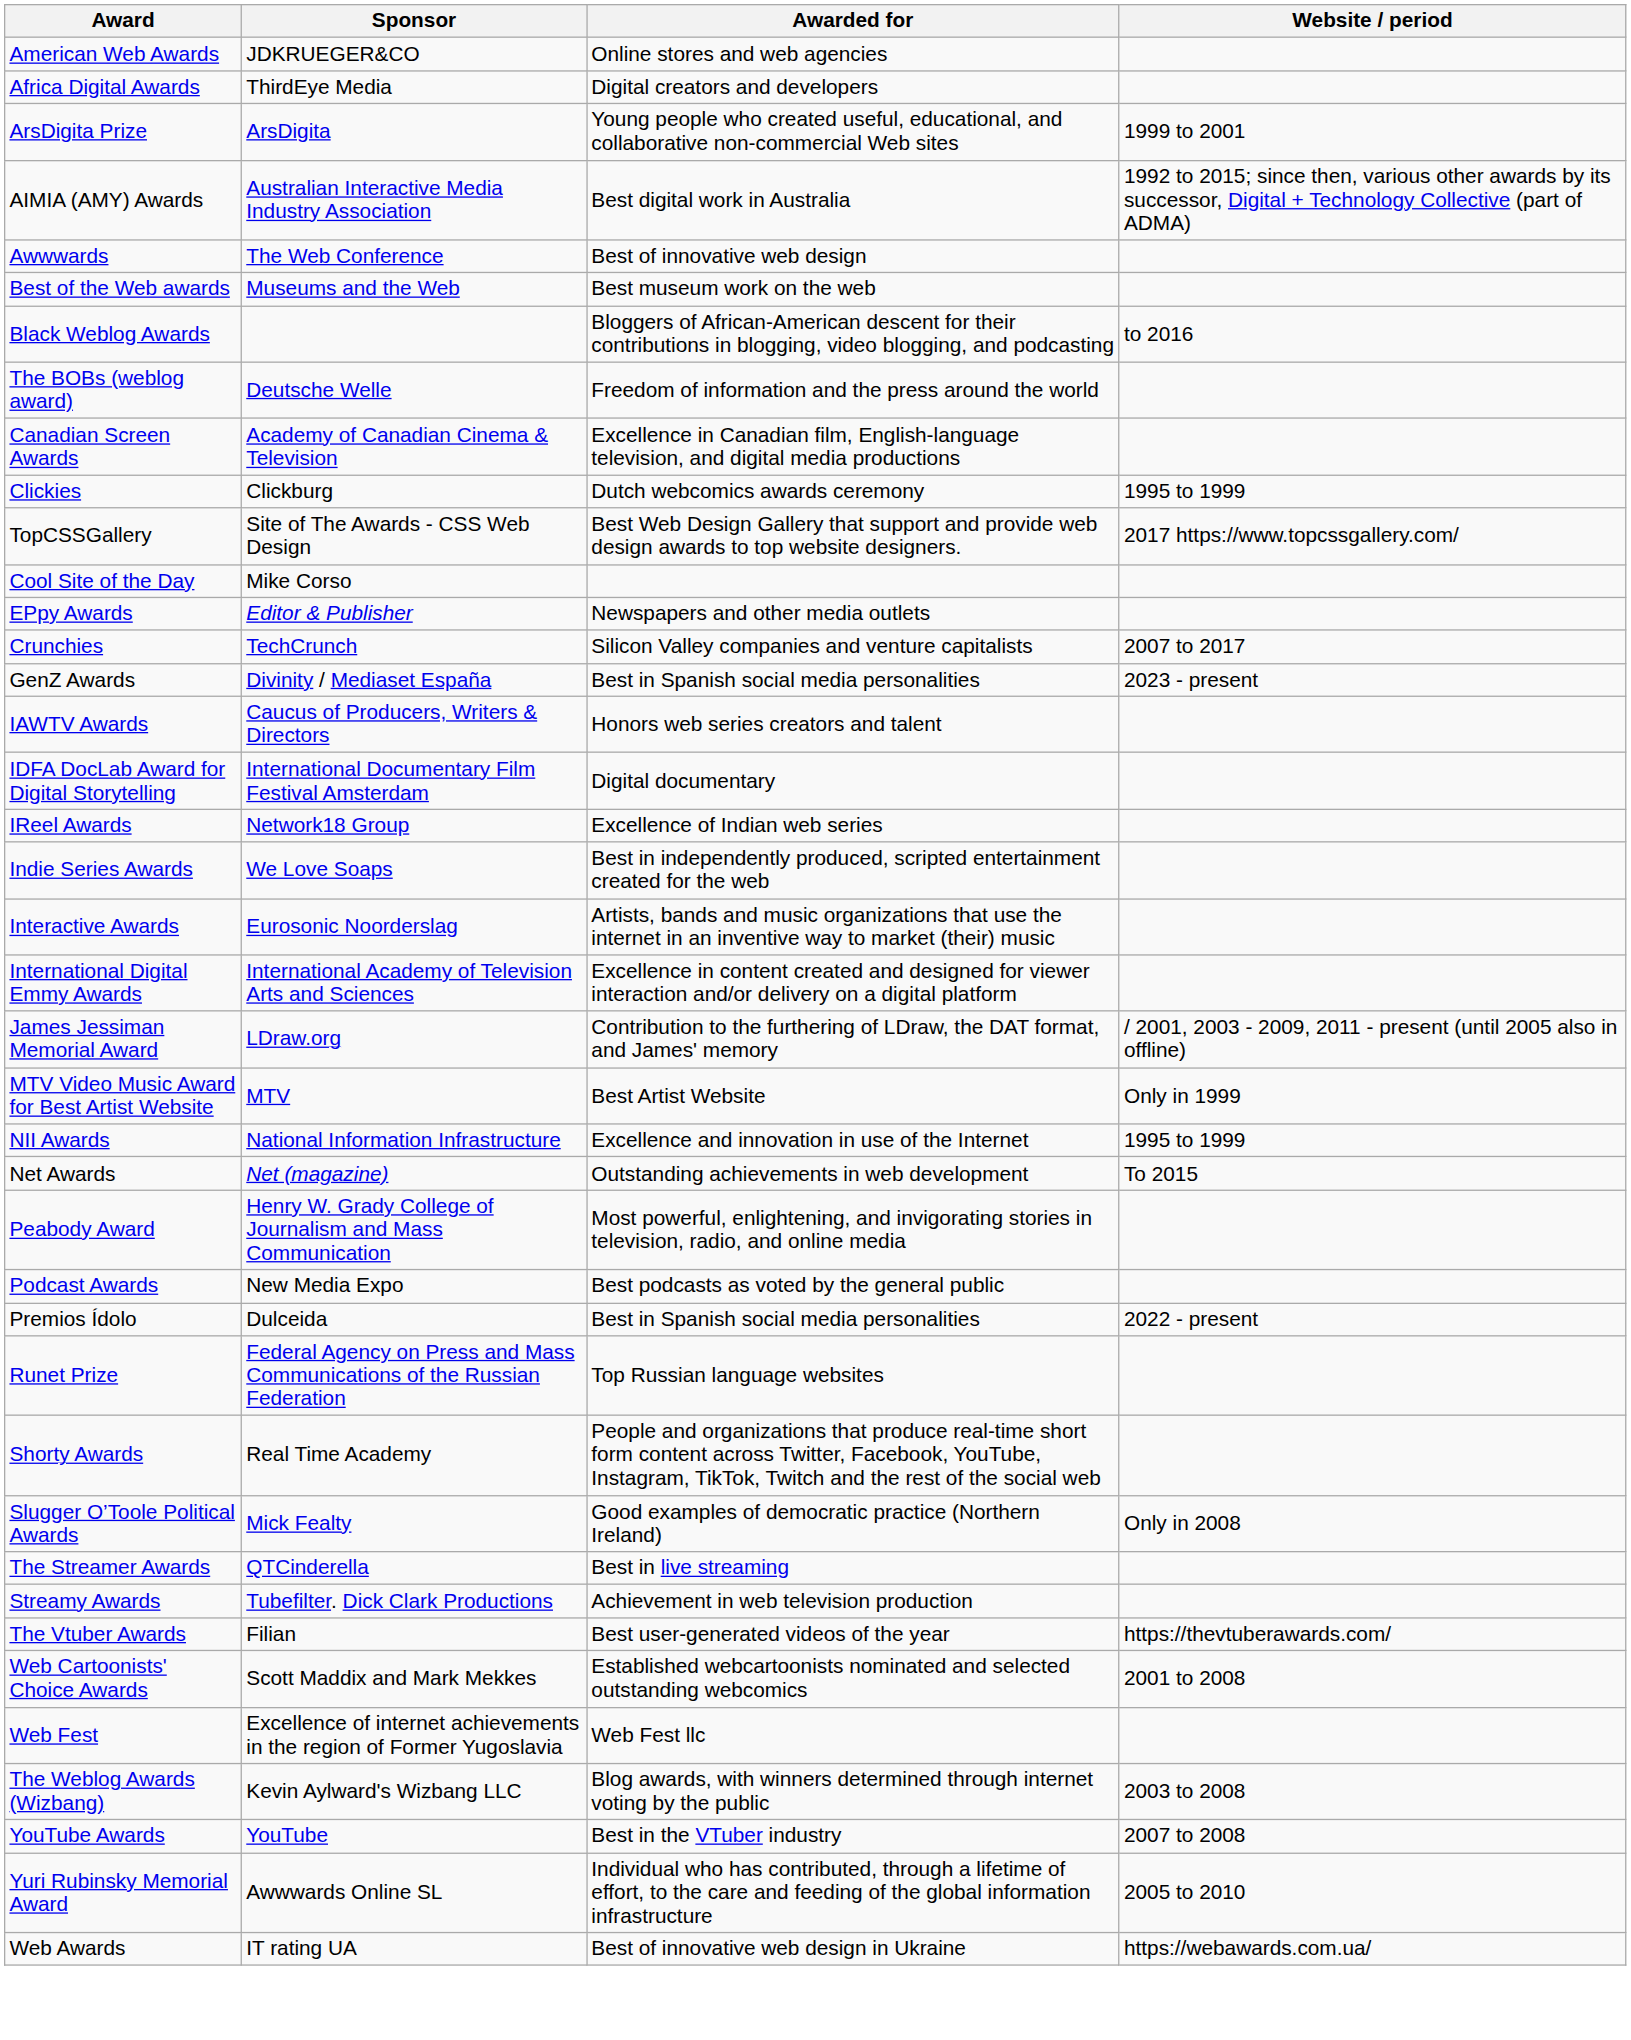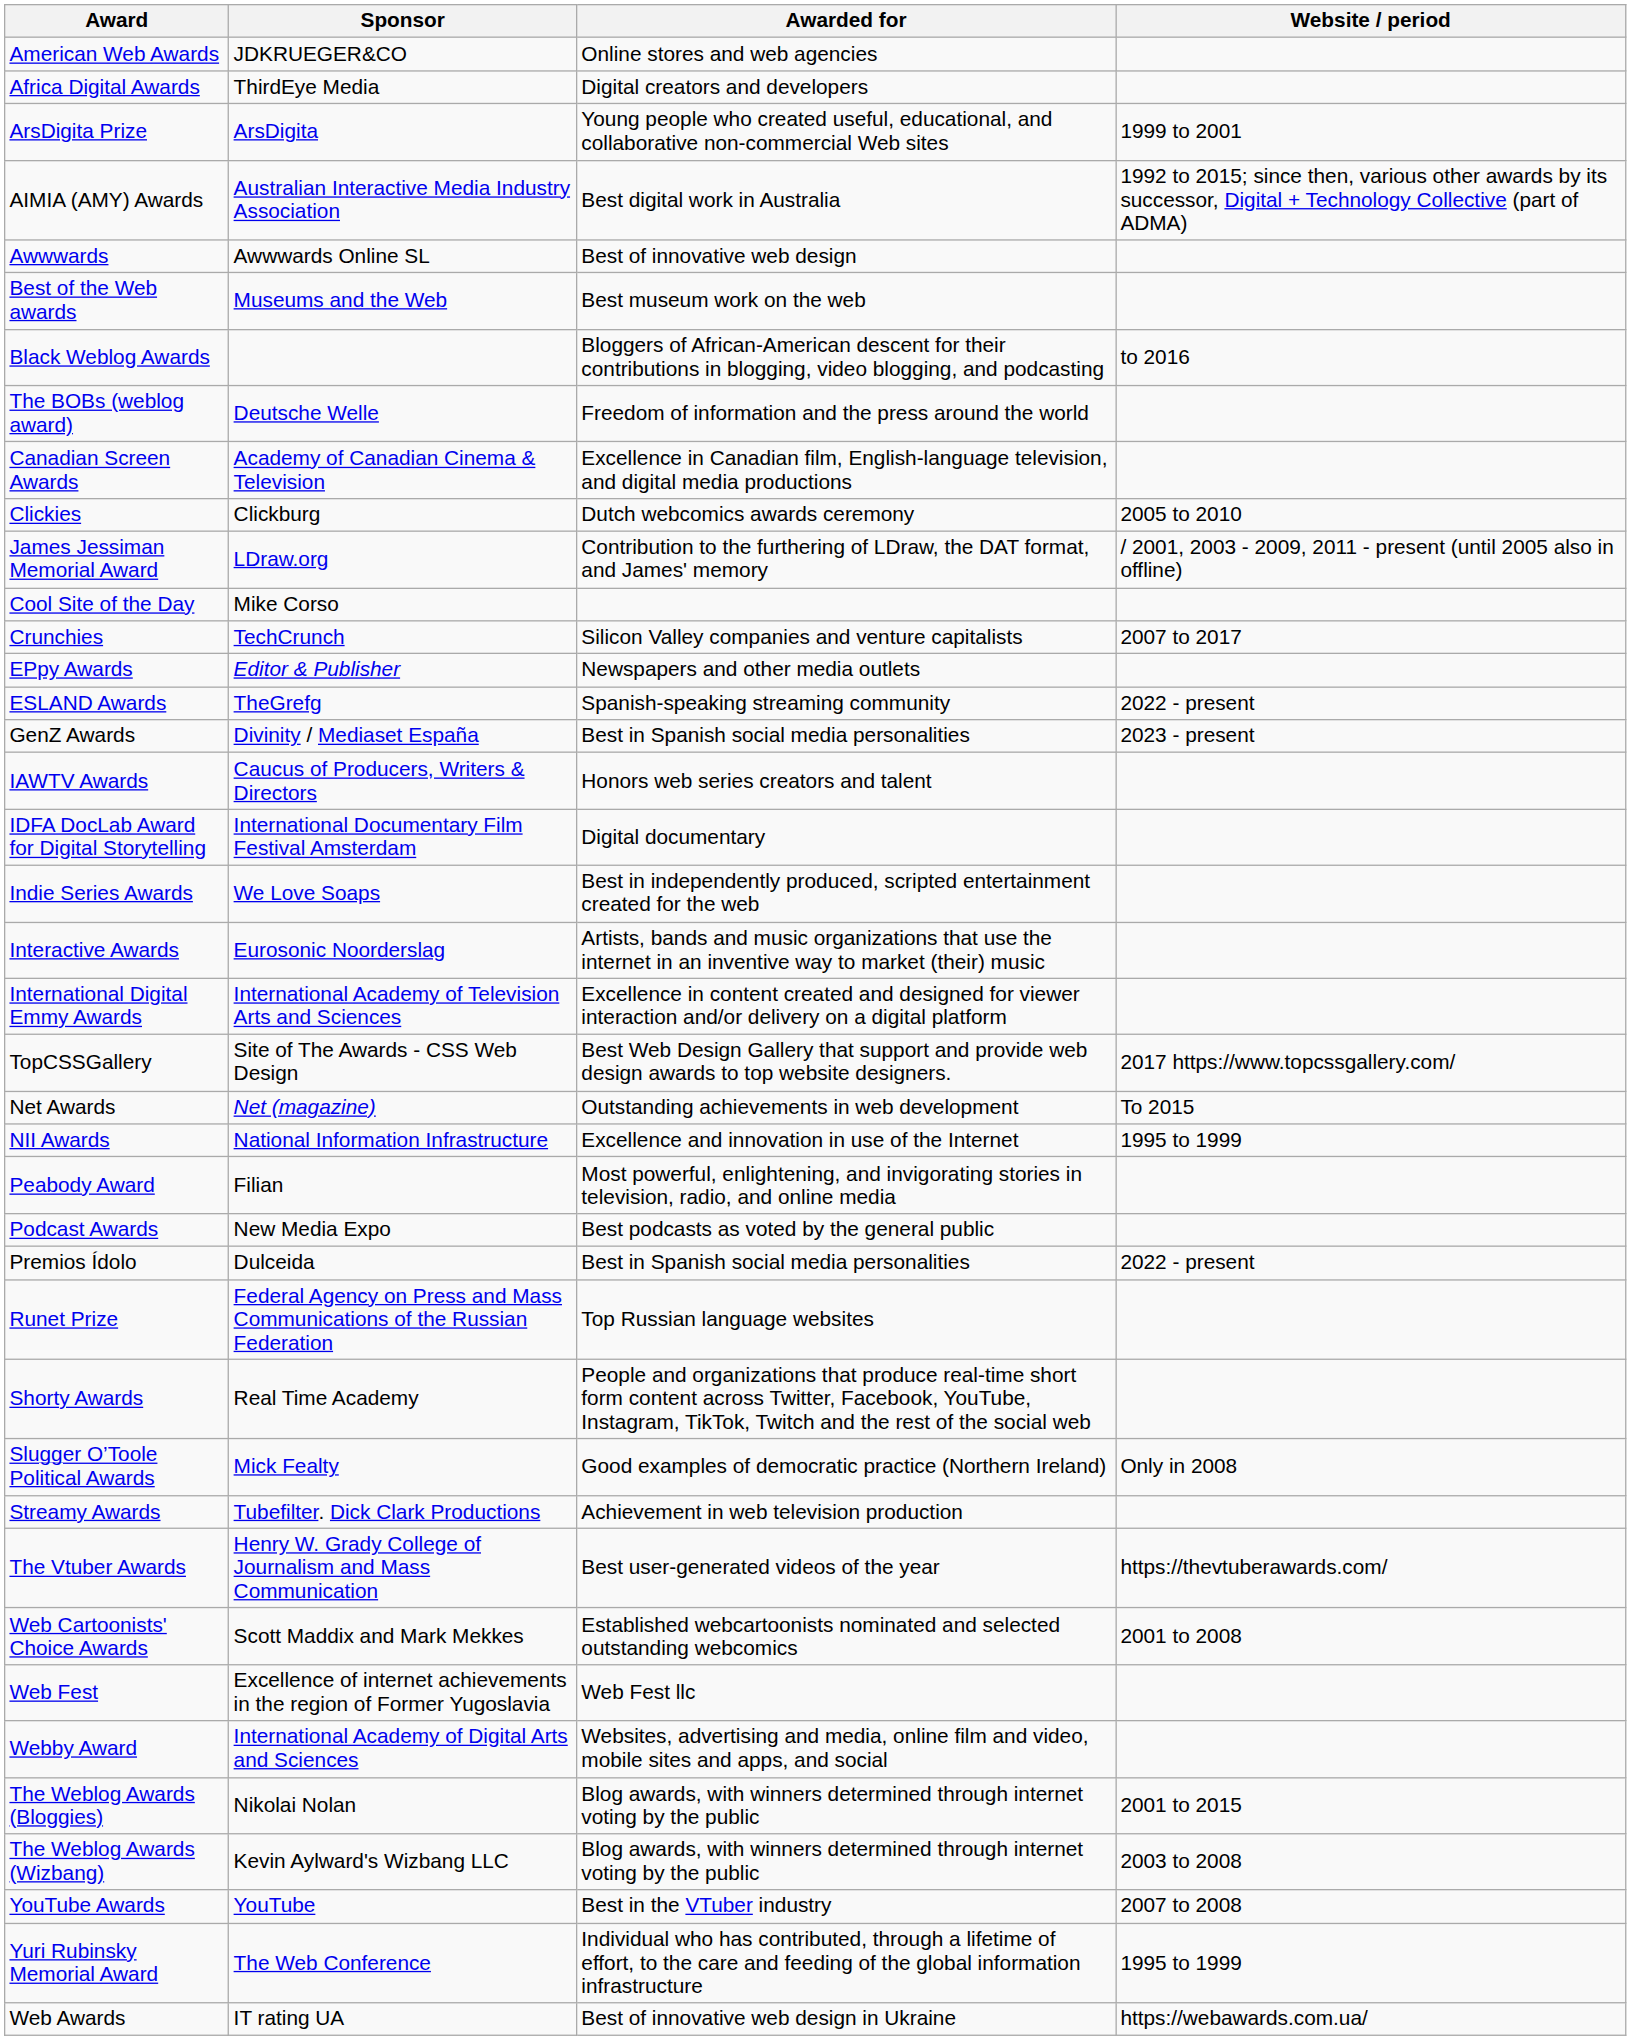(345, 256) The Web Conference -> (332, 256) Awwwards Online SL
(1185, 491) 1995 to 1999 -> (1181, 514) 2005 to 2010
rows swapped: (81, 535) <-> (87, 1039)
rows swapped: (56, 646) <-> (71, 613)
+ row: (88, 703)
- row: (71, 825)
- row: (122, 1095)
rows swapped: (60, 1140) <-> (62, 1173)
(370, 1229) Henry W. Grady College of Journalism and Mass Communication -> (258, 1184) Filian
- row: (110, 1567)
(271, 1633) Filian -> (357, 1567) Henry W. Grady College of Journalism and Mass Communication
+ row: (73, 1748)
+ row: (102, 1805)
(344, 1892) Awwwards Online SL -> (332, 1962) The Web Conference
(1185, 1892) 2005 to 2010 -> (1181, 1962) 1995 to 1999
